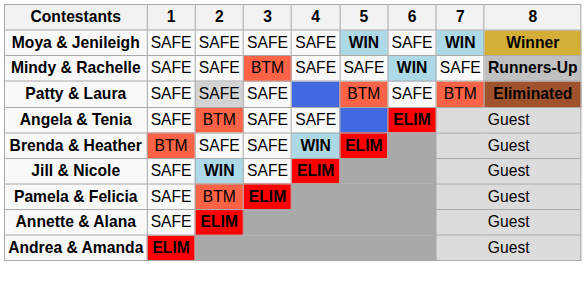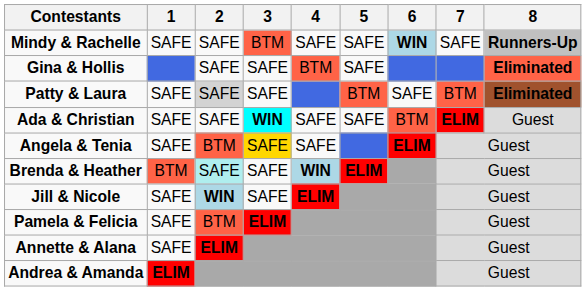- row: (76, 43)
+ row: (76, 68)
+ row: (76, 120)
(267, 120) no background -> (267, 145) gold background
(219, 145) no background -> (219, 171) paleturquoise background
